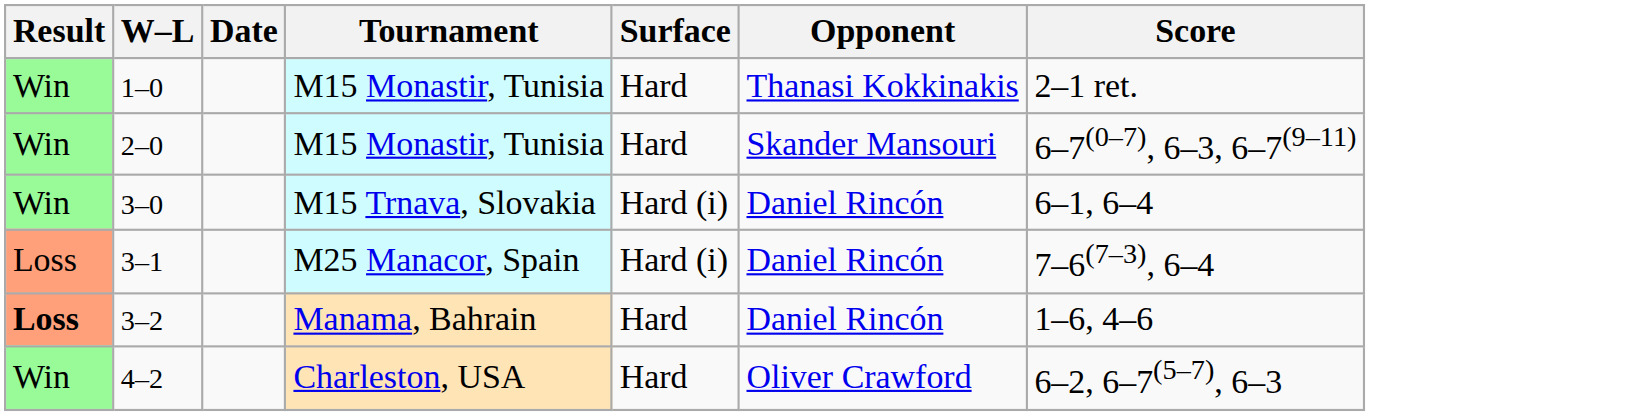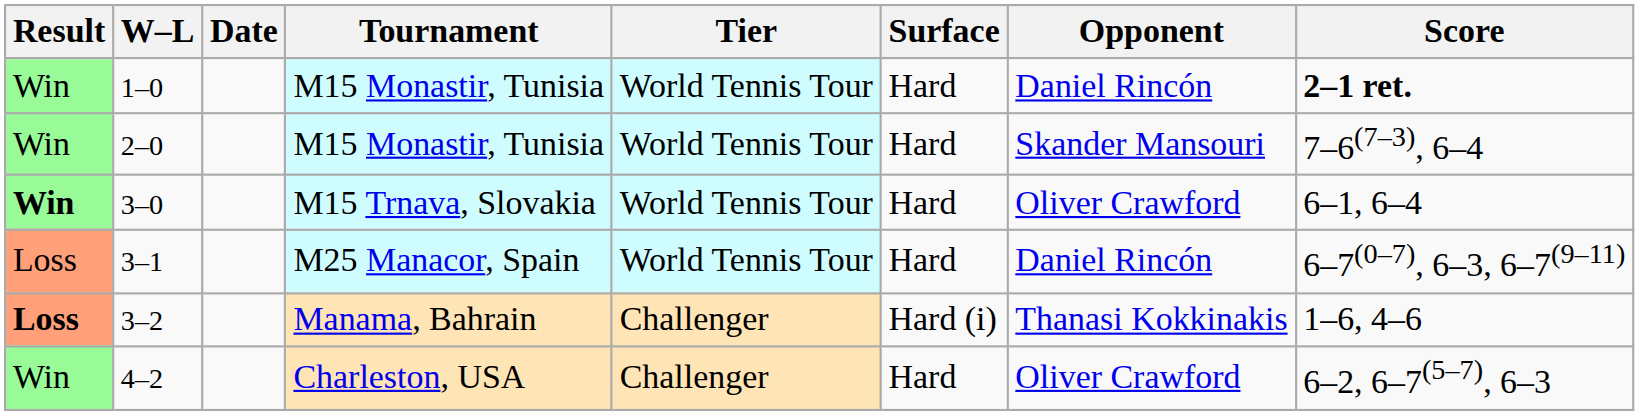+ column: (746, 31)
(883, 85) Thanasi Kokkinakis -> (1114, 85) Daniel Rincón
(1086, 85) normal -> (1358, 85) bold
(1195, 143) 6–7(0–7), 6–3, 6–7(9–11) -> (1393, 143) 7–6(7–3), 6–4
(41, 201) normal -> (44, 201) bold
(674, 201) Hard (i) -> (922, 201) Hard
(845, 201) Daniel Rincón -> (1128, 201) Oliver Crawford
(674, 260) Hard (i) -> (922, 260) Hard
(1124, 260) 7–6(7–3), 6–4 -> (1464, 260) 6–7(0–7), 6–3, 6–7(9–11)
(654, 318) Hard -> (943, 318) Hard (i)
(845, 318) Daniel Rincón -> (1151, 318) Thanasi Kokkinakis
